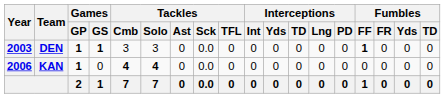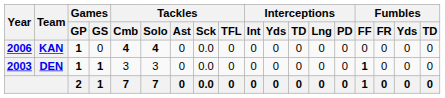rows swapped: (51, 48) <-> (51, 66)
